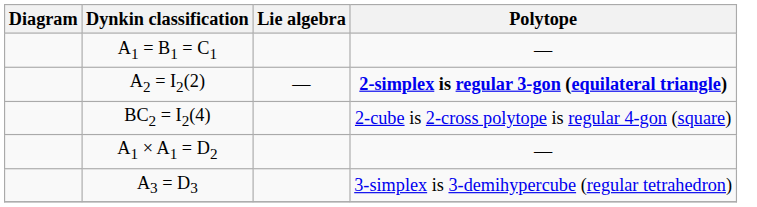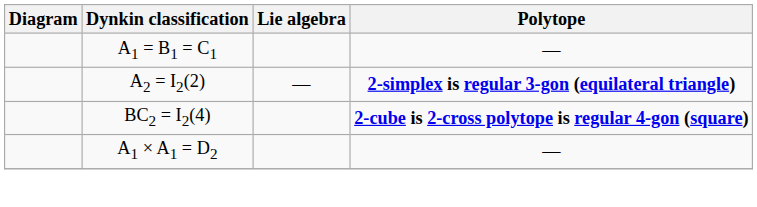(543, 117) normal -> (551, 117) bold
- row: (167, 185)
